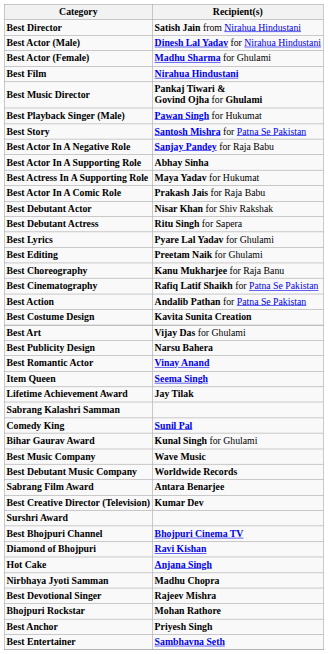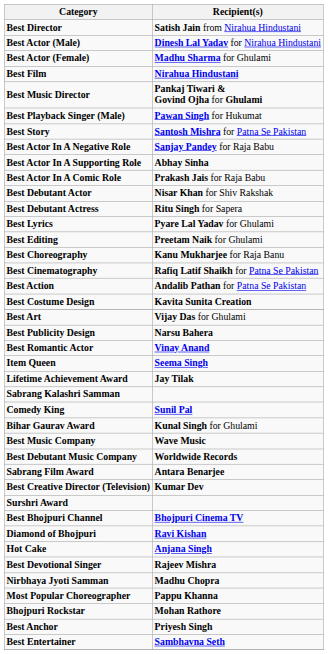- row: (77, 178)
rows swapped: (58, 580) <-> (54, 595)
+ row: (68, 595)
